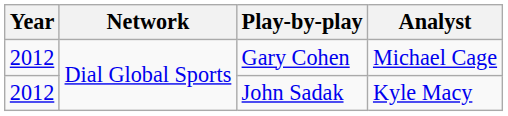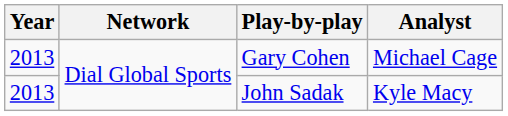(32, 57) 2012 -> (32, 57) 2013
(32, 92) 2012 -> (32, 92) 2013
